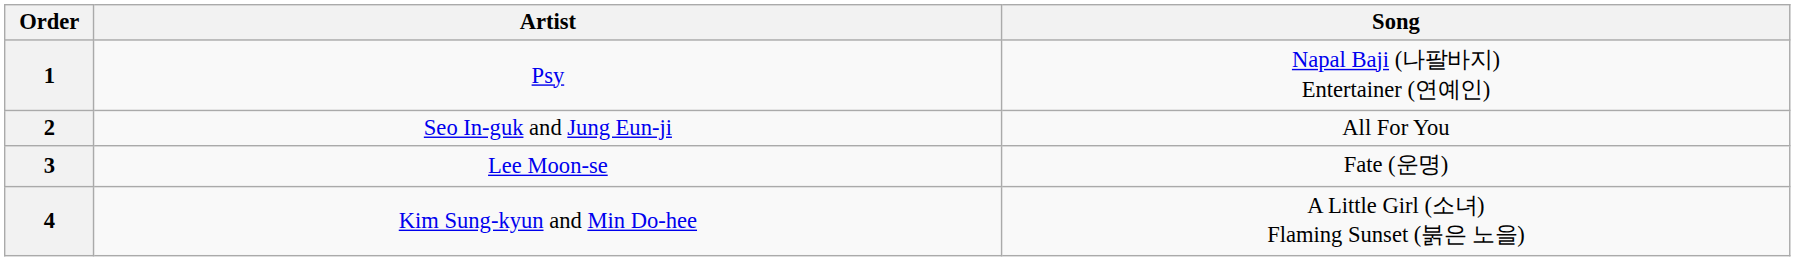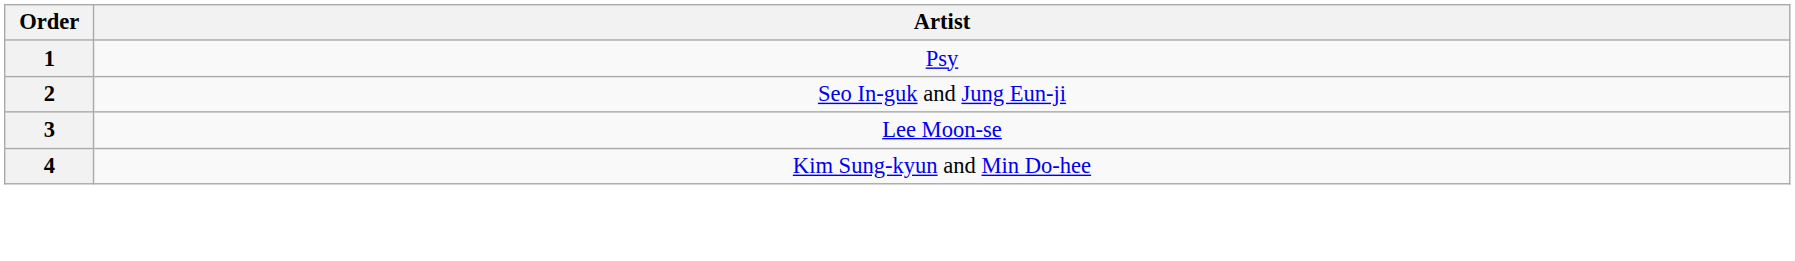- column: (1396, 22)
